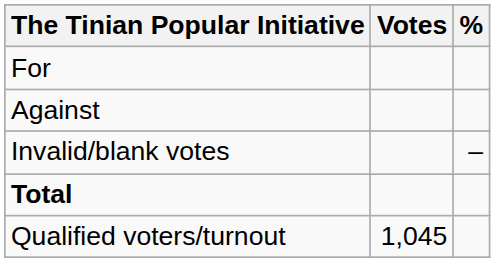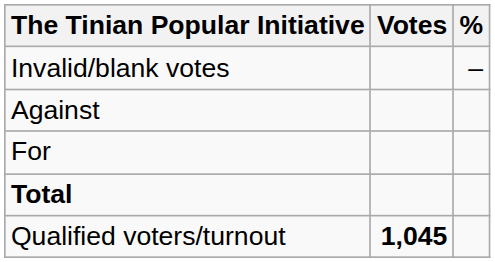rows swapped: (31, 67) <-> (120, 151)
(414, 236) normal -> (414, 236) bold
